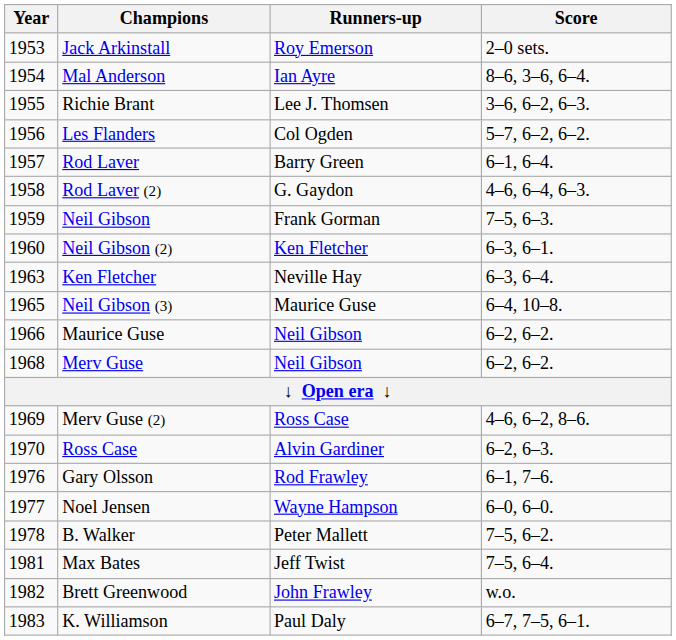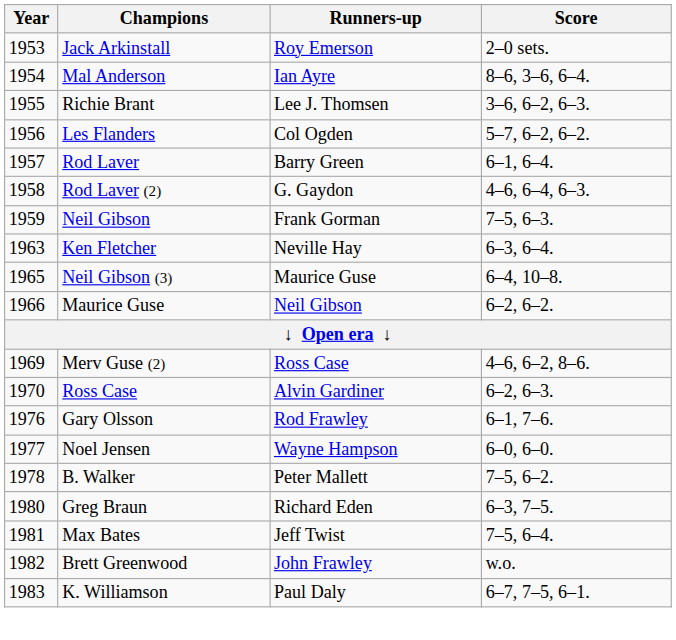- row: (117, 248)
- row: (103, 362)
+ row: (105, 506)
